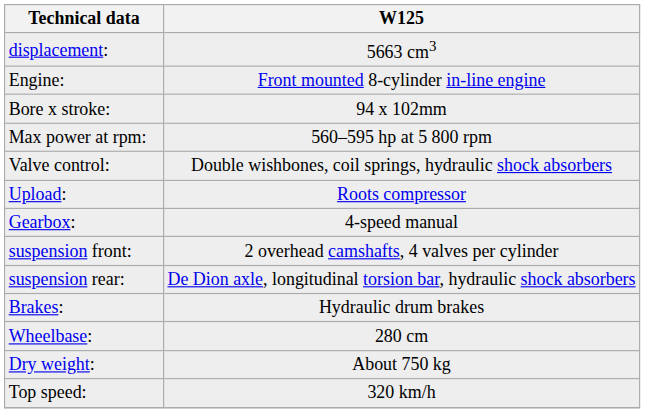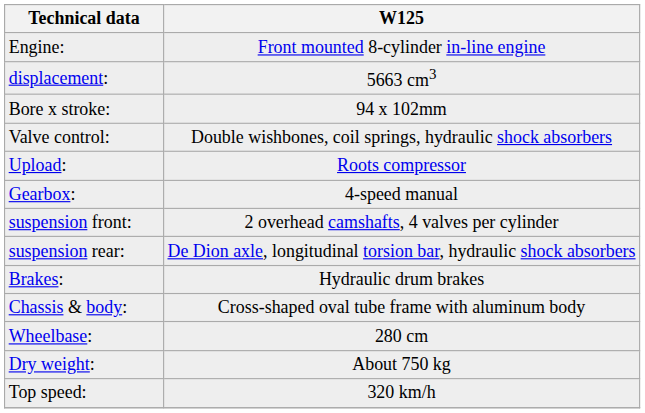rows swapped: (39, 80) <-> (61, 49)
- row: (80, 137)
+ row: (70, 307)
